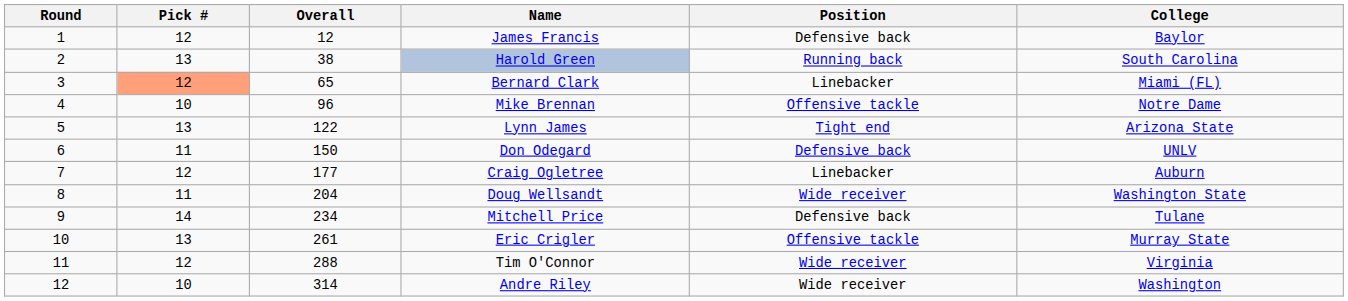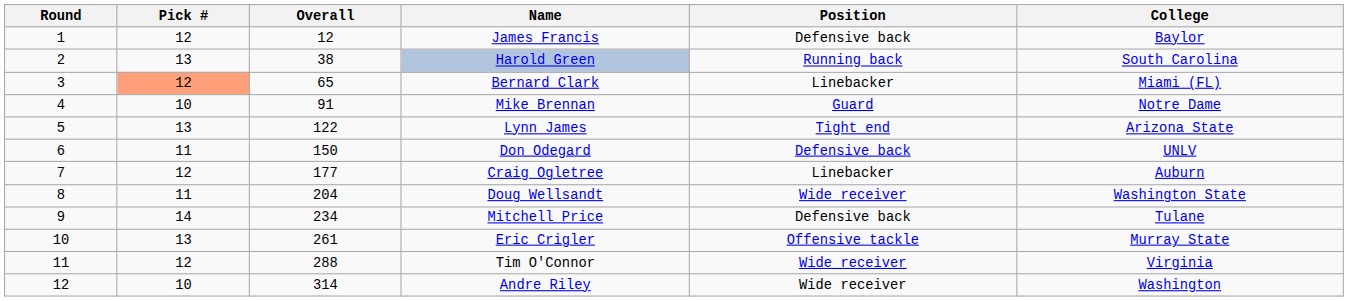(325, 106) 96 -> (325, 106) 91
(853, 106) Offensive tackle -> (853, 106) Guard
